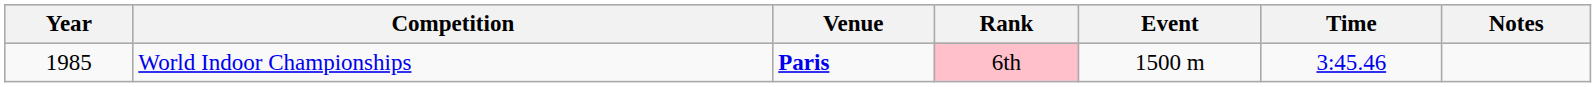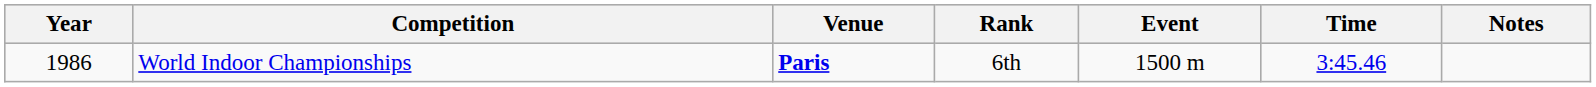(69, 61) 1985 -> (69, 61) 1986
(1006, 61) pink background -> (1006, 61) no background
